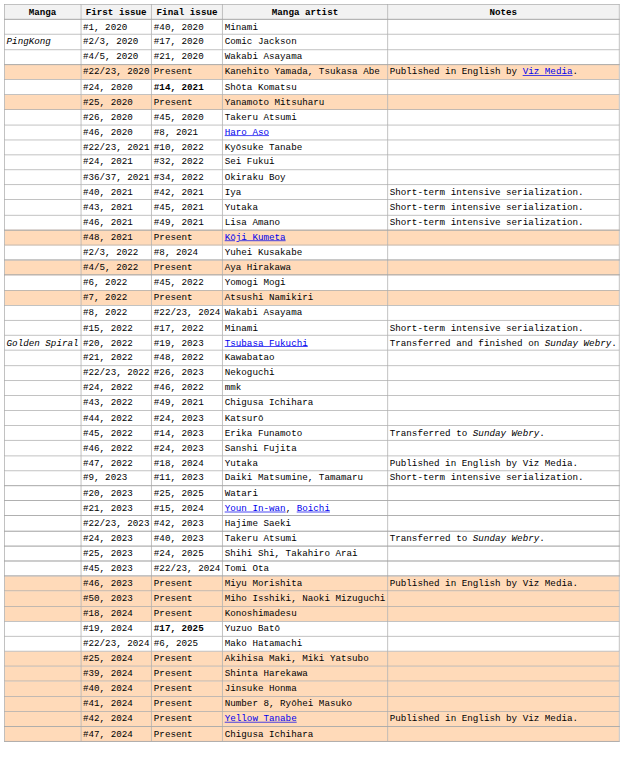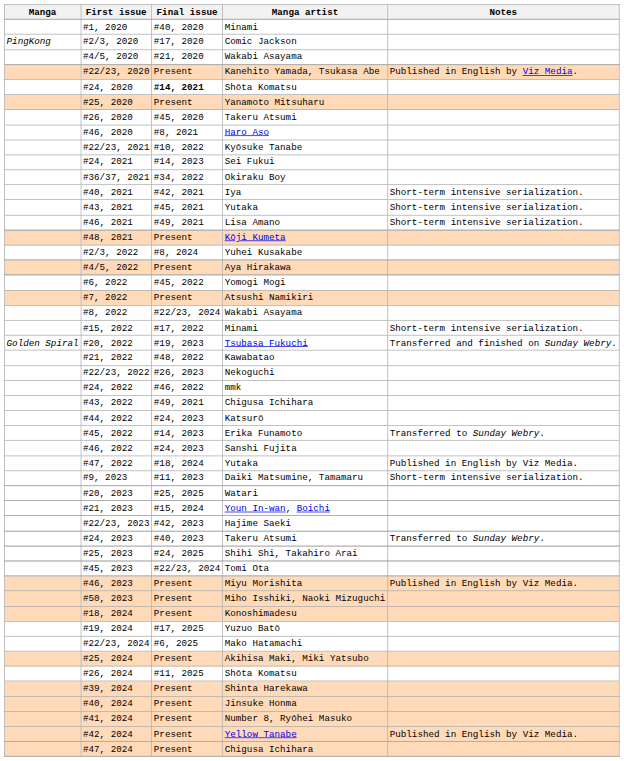(179, 162) #32, 2022 -> (179, 162) #14, 2023
(179, 629) bold -> (179, 629) normal
+ row: (108, 674)
